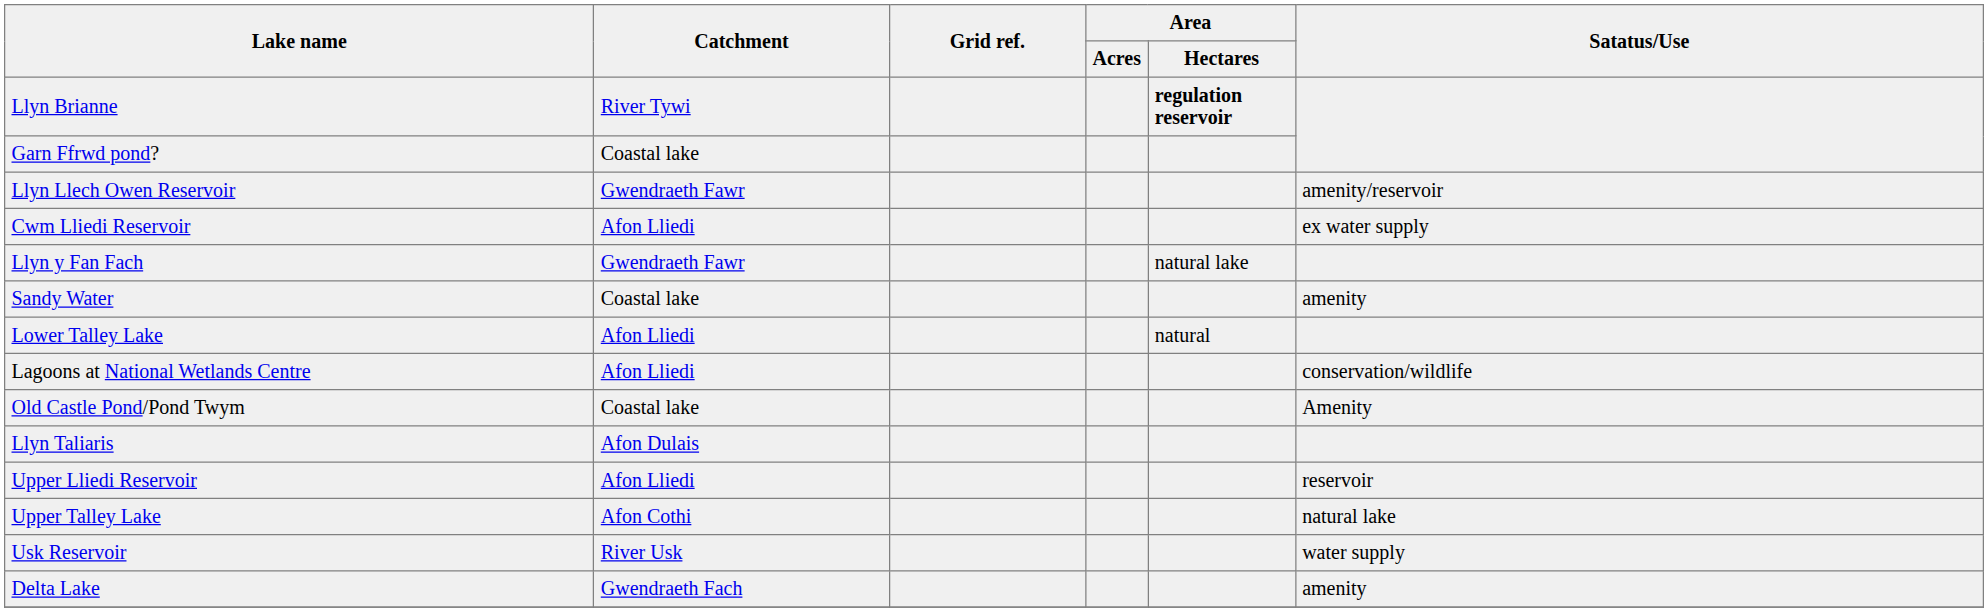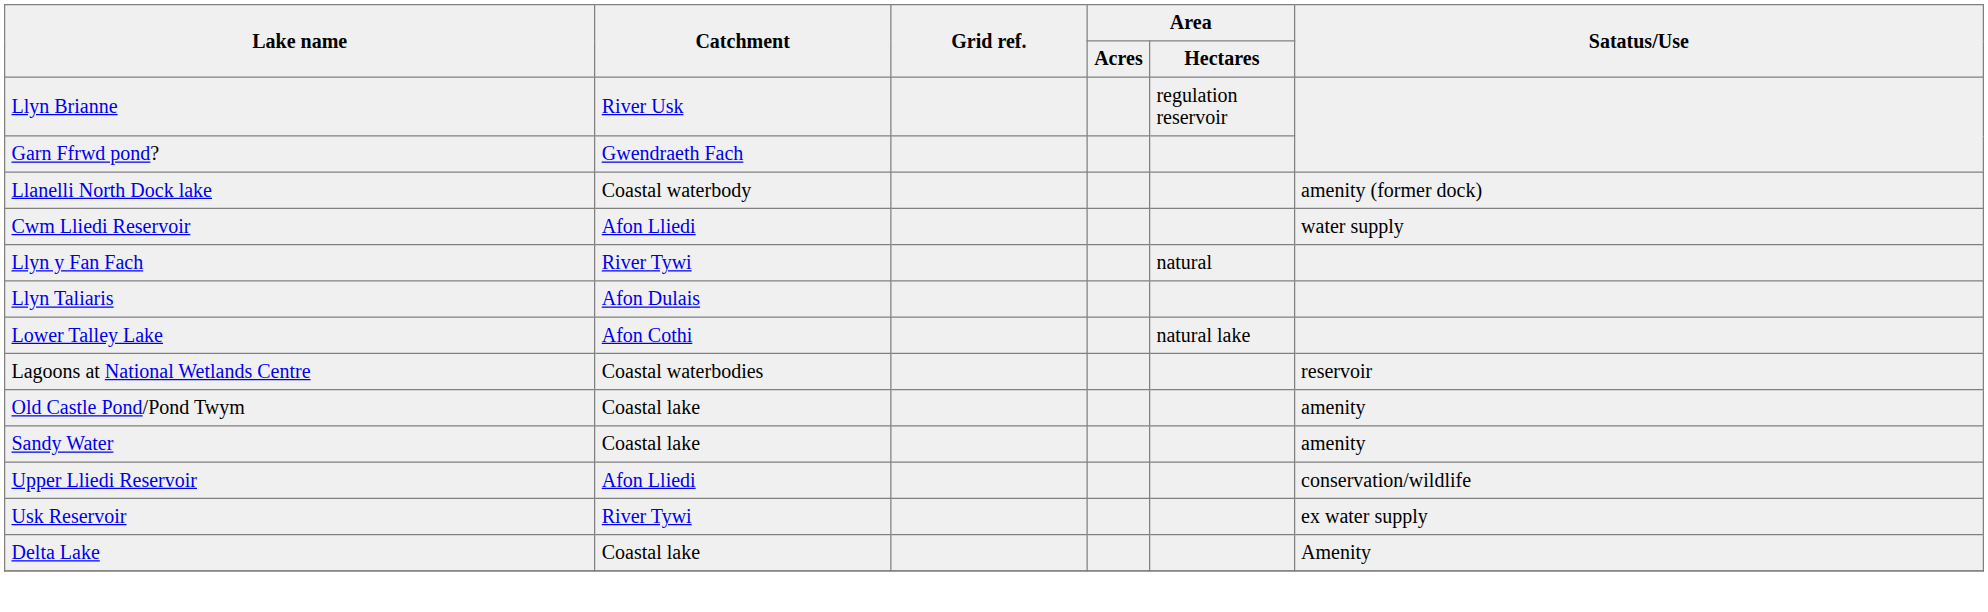(646, 106) River Tywi -> (643, 106) River Usk
(1198, 106) bold -> (1197, 106) normal
(650, 153) Coastal lake -> (673, 153) Gwendraeth Fach
+ row: (112, 190)
- row: (123, 190)
(1365, 226) ex water supply -> (1352, 226) water supply
(673, 262) Gwendraeth Fawr -> (647, 262) River Tywi
(1202, 262) natural lake -> (1184, 262) natural
rows swapped: (63, 443) <-> (62, 298)
(648, 335) Afon Lliedi -> (647, 335) Afon Cothi
(1183, 335) natural -> (1203, 335) natural lake
(648, 371) Afon Lliedi -> (683, 371) Coastal waterbodies
(1387, 371) conservation/wildlife -> (1337, 371) reservoir
(1337, 407) Amenity -> (1333, 407) amenity
(1338, 480) reservoir -> (1386, 480) conservation/wildlife
- row: (86, 516)
(642, 552) River Usk -> (647, 516) River Tywi
(1354, 552) water supply -> (1364, 516) ex water supply
(672, 588) Gwendraeth Fach -> (651, 552) Coastal lake
(1334, 588) amenity -> (1336, 552) Amenity
